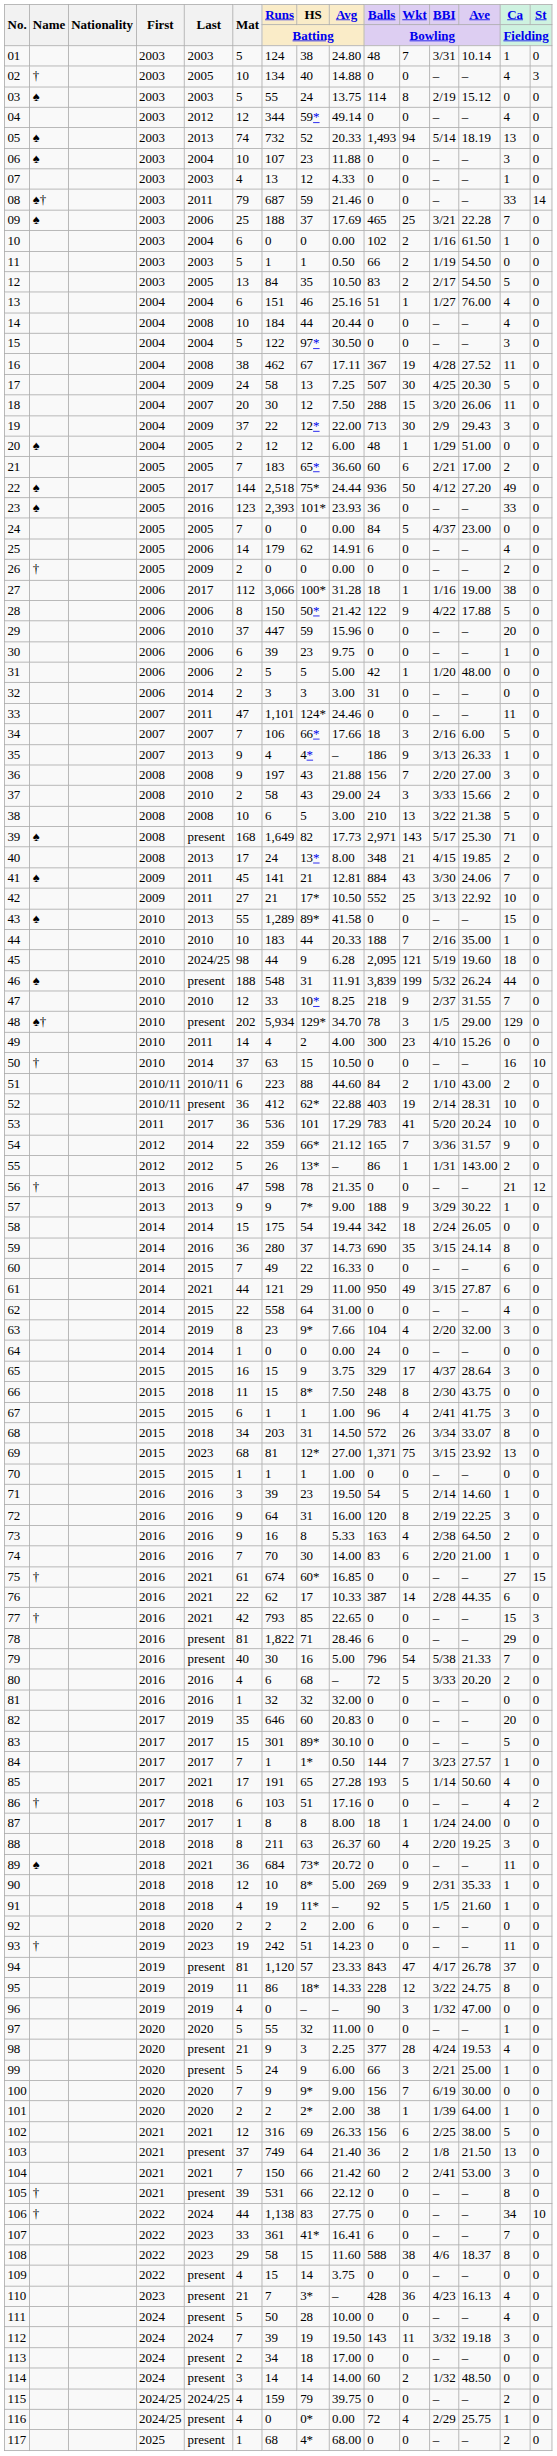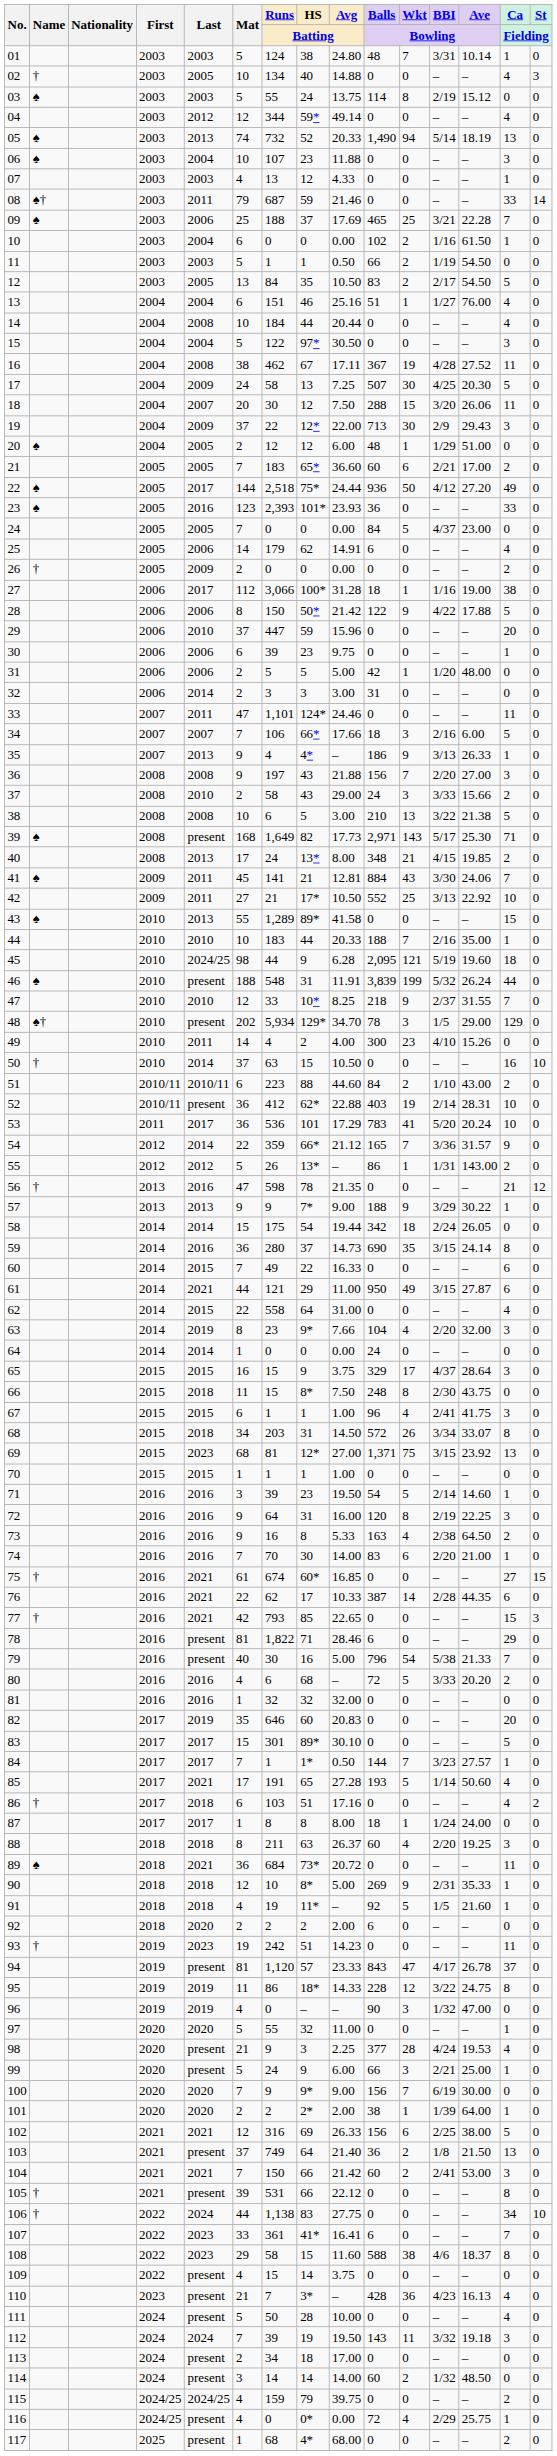(382, 138) 1,493 -> (382, 138) 1,490
